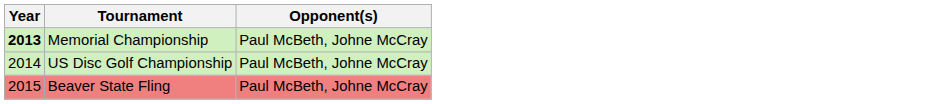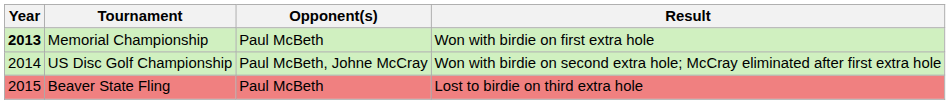+ column: (688, 16)
(333, 39) Paul McBeth, Johne McCray -> (281, 39) Paul McBeth
(333, 87) Paul McBeth, Johne McCray -> (281, 87) Paul McBeth
